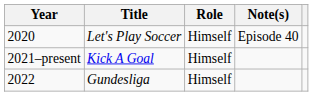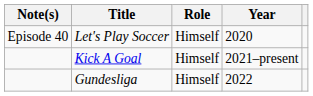columns swapped: (44, 15) <-> (268, 15)
